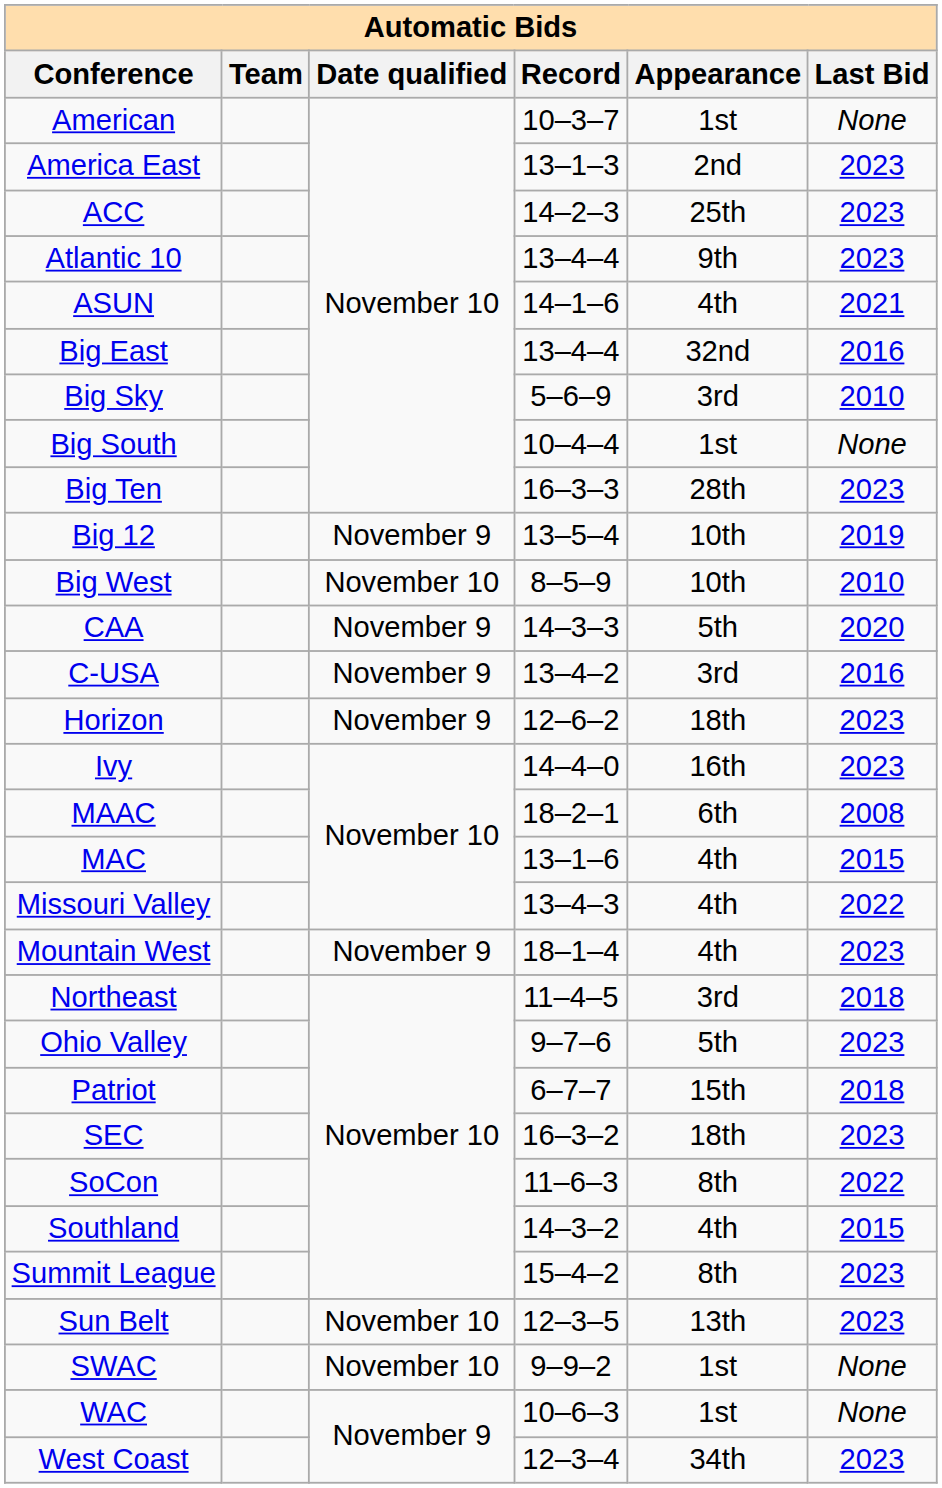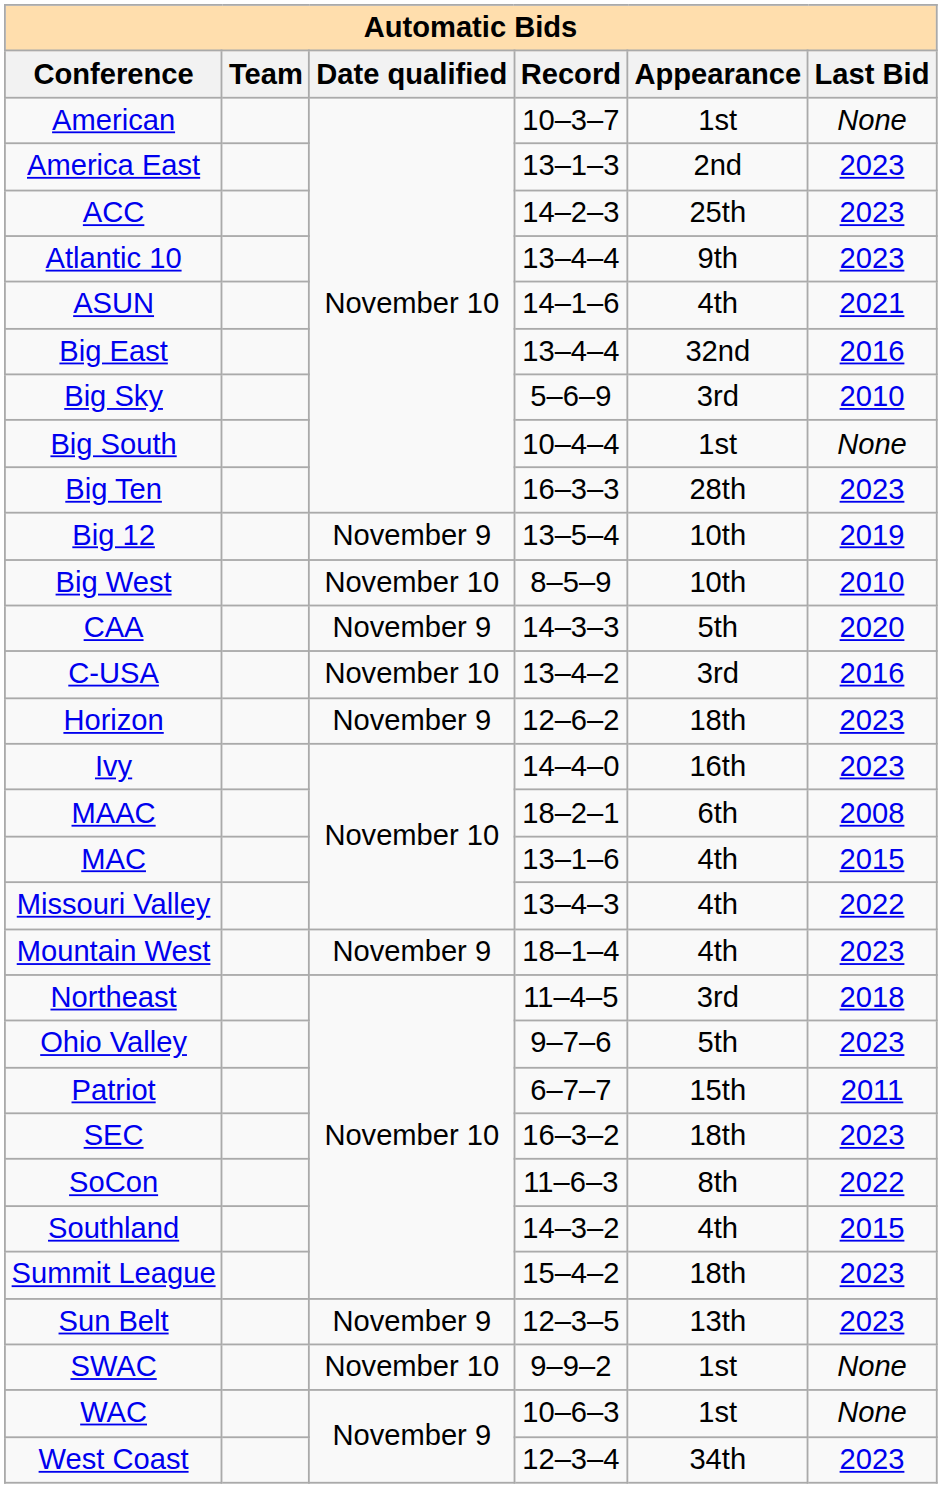(412, 674) November 9 -> (412, 674) November 10
(872, 1089) 2018 -> (872, 1089) 2011
(718, 1274) 8th -> (718, 1274) 18th
(412, 1320) November 10 -> (412, 1320) November 9
